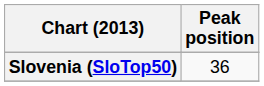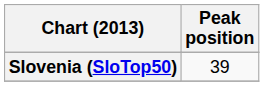(220, 66) 36 -> (220, 66) 39
